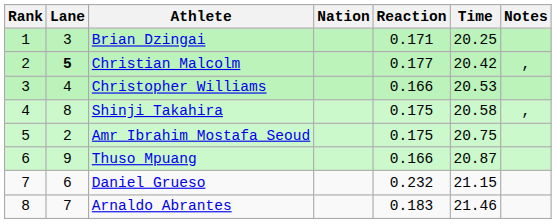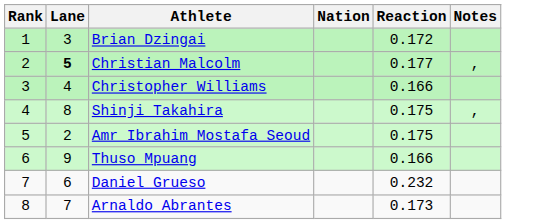- column: (475, 16)
(412, 40) 0.171 -> (412, 40) 0.172
(412, 206) 0.183 -> (412, 206) 0.173
